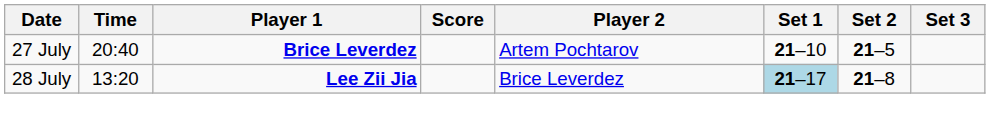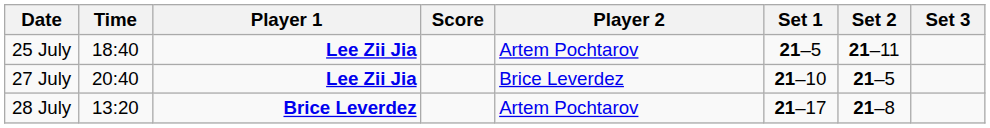+ row: (42, 49)
(350, 49) Brice Leverdez -> (371, 79) Lee Zii Jia
(569, 49) Artem Pochtarov -> (562, 79) Brice Leverdez
(371, 79) Lee Zii Jia -> (350, 109) Brice Leverdez
(562, 79) Brice Leverdez -> (569, 109) Artem Pochtarov
(800, 79) lightblue background -> (800, 109) no background
